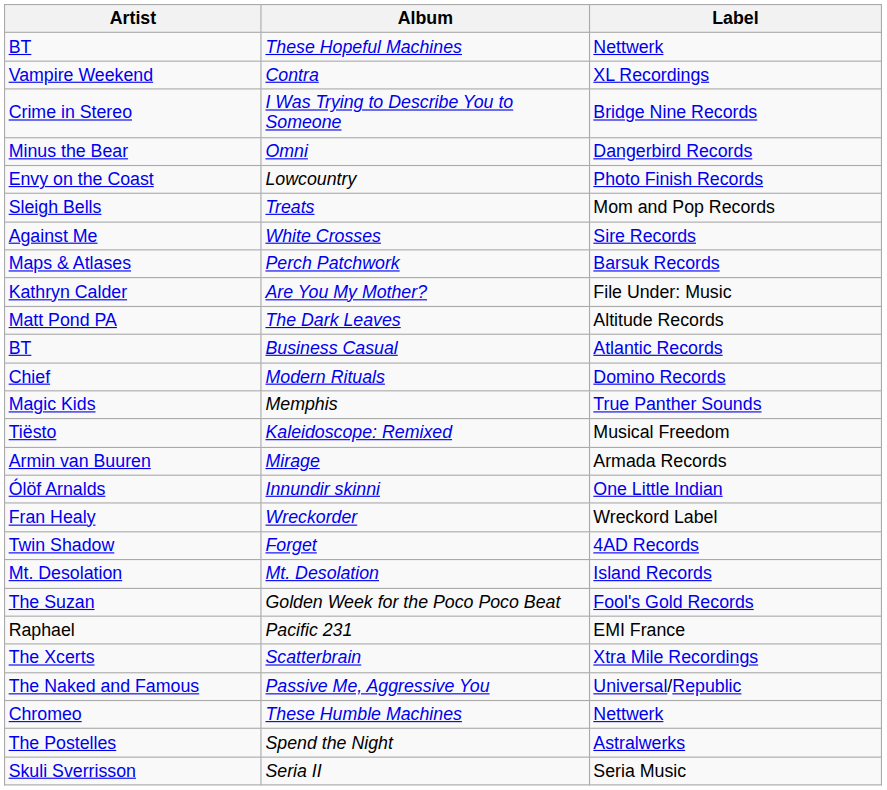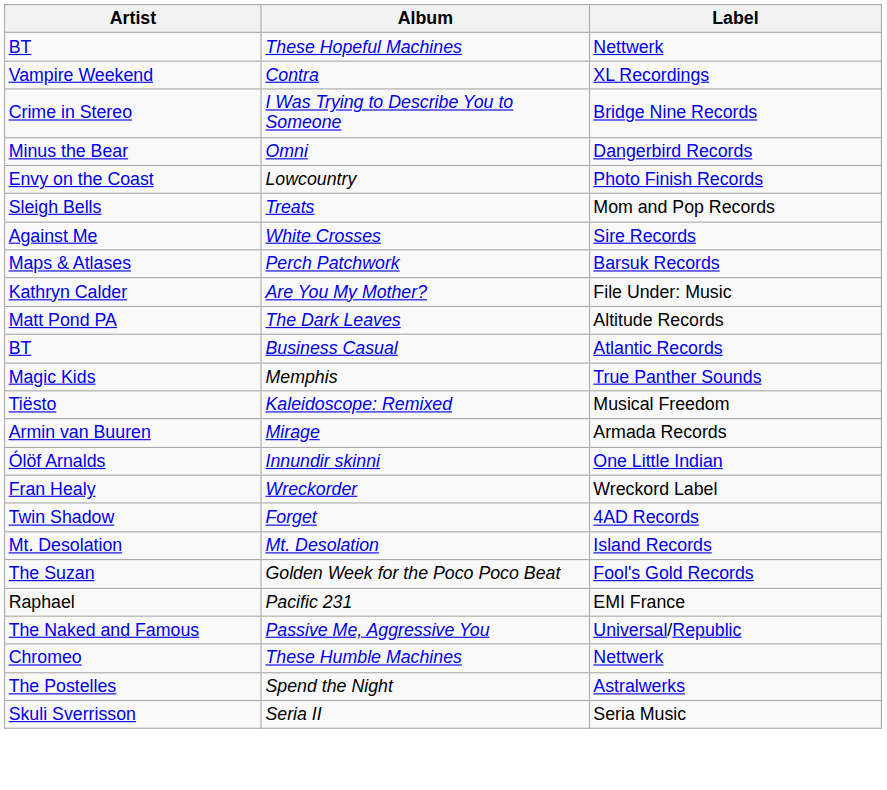- row: (325, 376)
- row: (313, 658)
